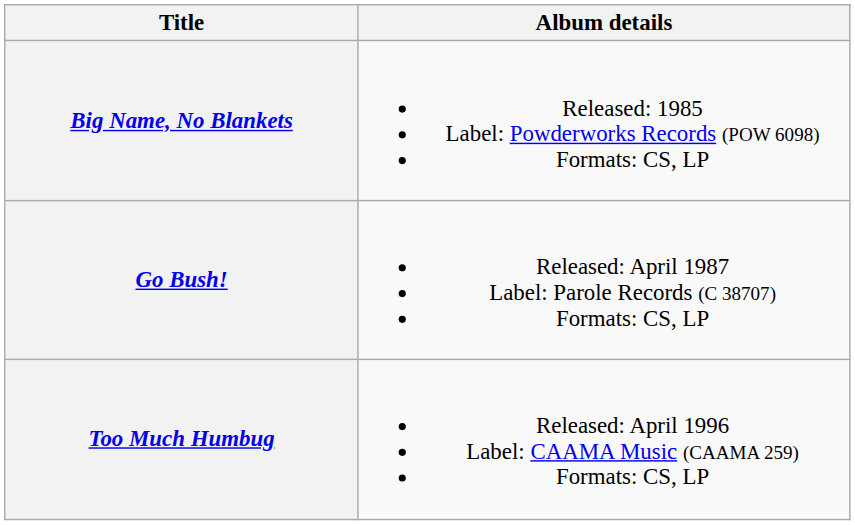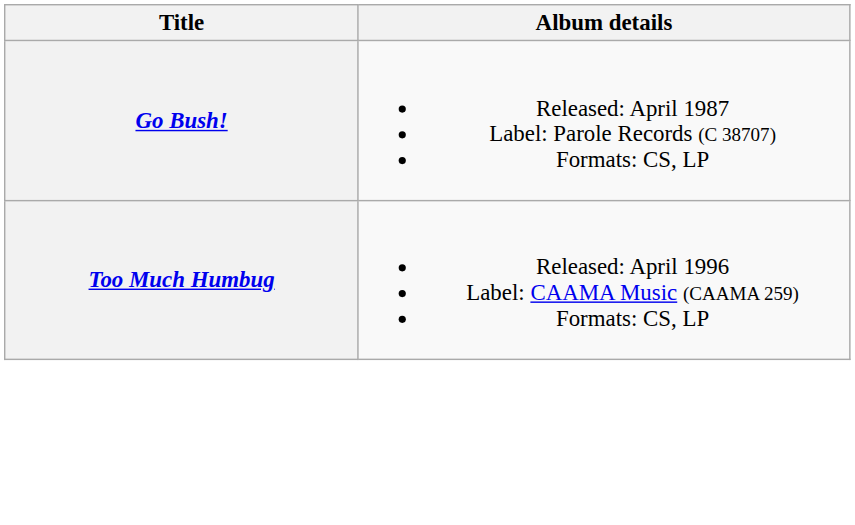- row: (182, 120)
